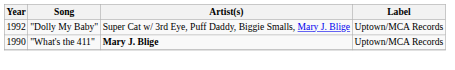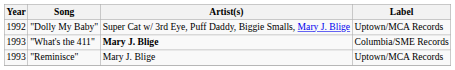(16, 42) 1990 -> (16, 42) 1993
(399, 42) Uptown/MCA Records -> (402, 42) Columbia/SME Records
+ row: (54, 57)
